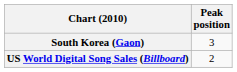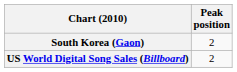(212, 42) 3 -> (212, 42) 2
